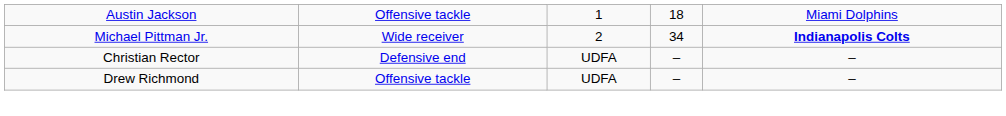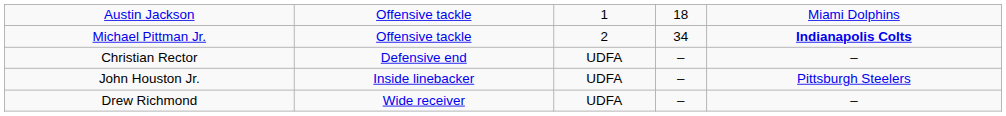(423, 36) Wide receiver -> (424, 36) Offensive tackle
+ row: (149, 79)
(423, 79) Offensive tackle -> (424, 100) Wide receiver
